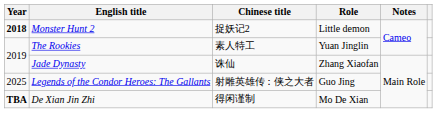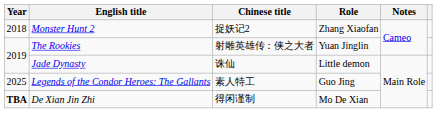(17, 29) bold -> (17, 29) normal
(344, 29) Little demon -> (349, 29) Zhang Xiaofan
(235, 46) 素人特工 -> (264, 46) 射雕英雄传：侠之大者
(349, 64) Zhang Xiaofan -> (344, 64) Little demon
(264, 81) 射雕英雄传：侠之大者 -> (235, 81) 素人特工
